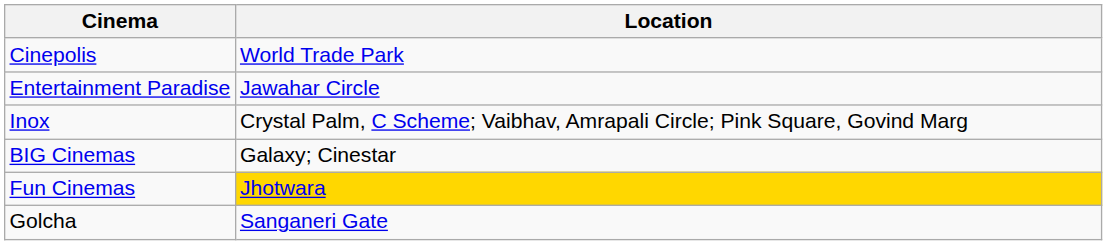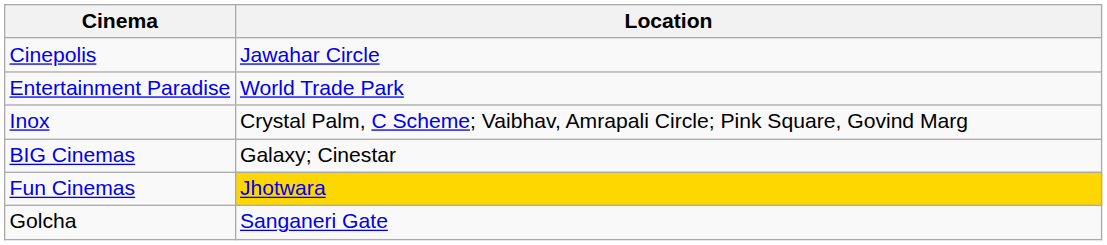(322, 54) World Trade Park -> (310, 54) Jawahar Circle
(310, 88) Jawahar Circle -> (322, 88) World Trade Park
